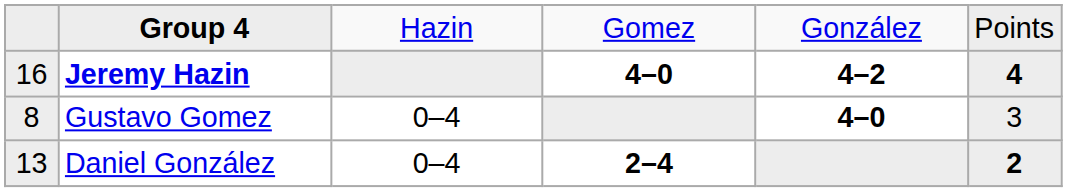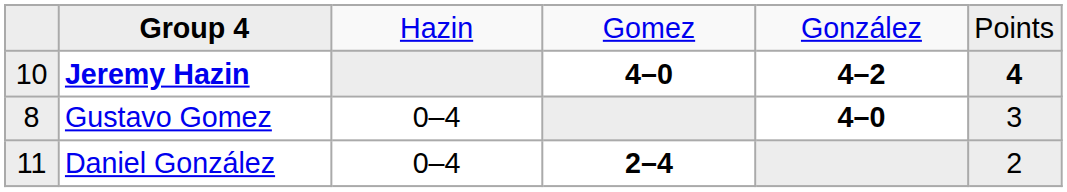(32, 73) 16 -> (32, 73) 10
(32, 164) 13 -> (32, 164) 11
(1014, 164) bold -> (1014, 164) normal
